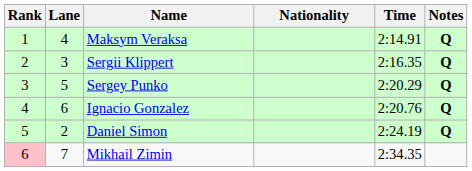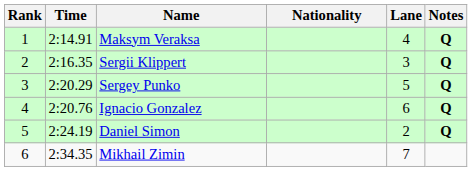columns swapped: (64, 16) <-> (400, 16)
(25, 154) pink background -> (25, 154) no background
